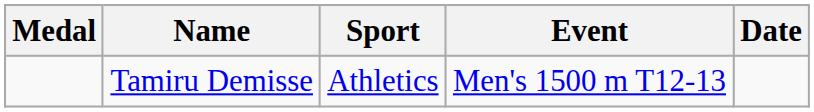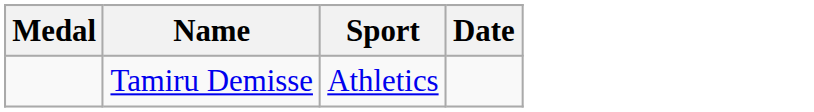- column: (589, 30)
